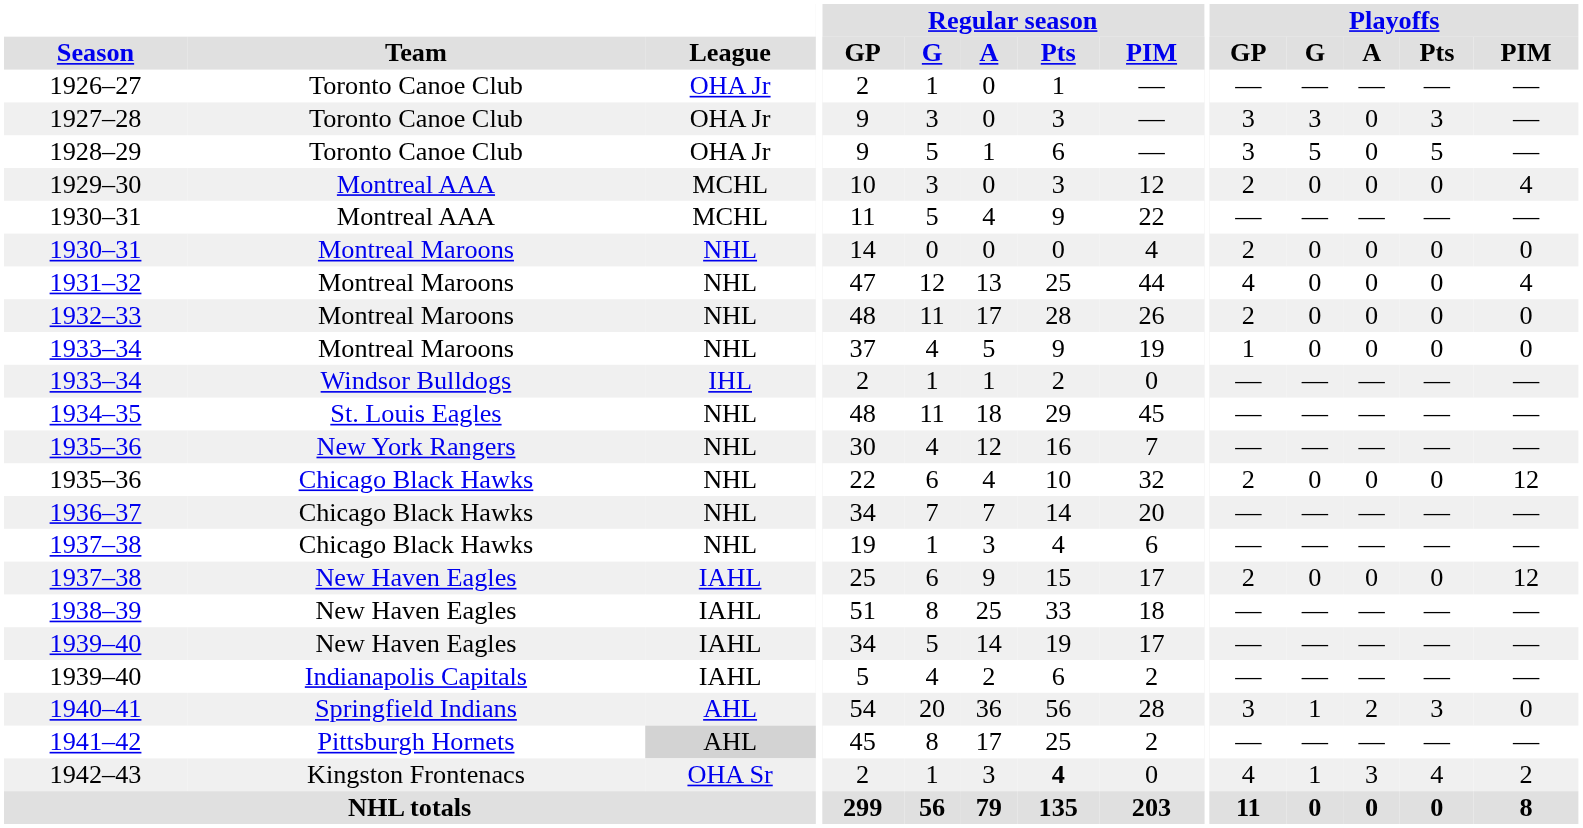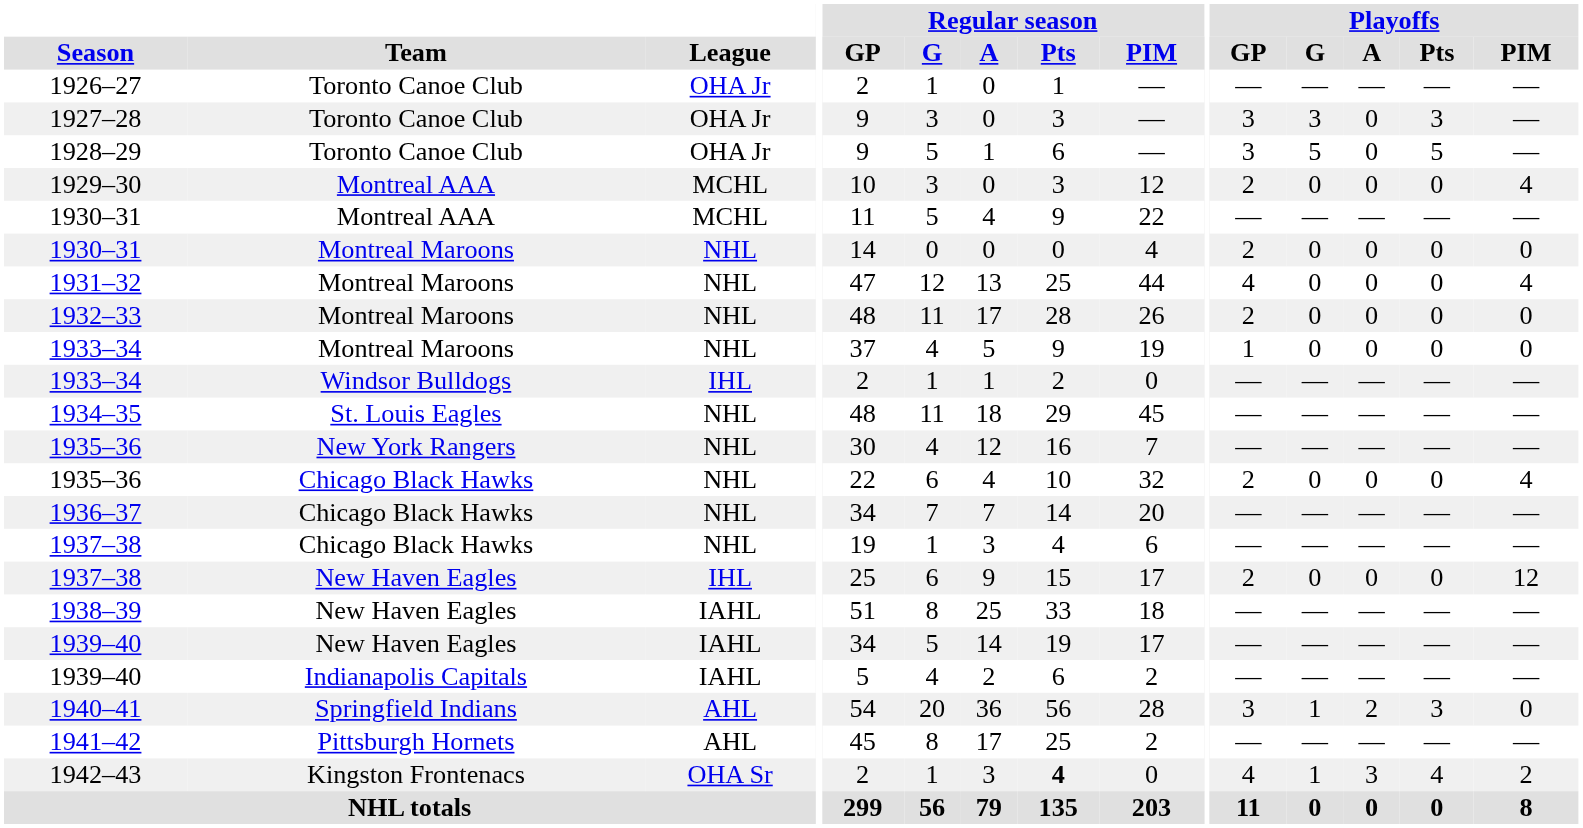(1526, 479) 12 -> (1526, 479) 4
(730, 577) IAHL -> (730, 577) IHL
(730, 741) lightgrey background -> (730, 741) no background
